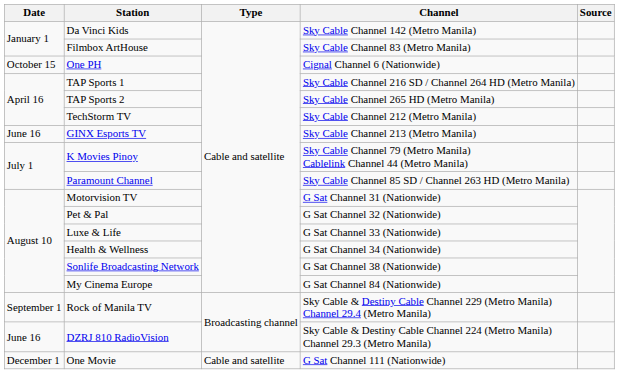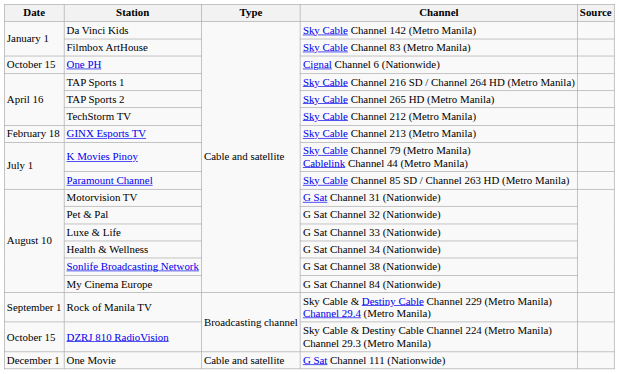(24, 133) June 16 -> (33, 133) February 18
(24, 337) June 16 -> (31, 337) October 15
